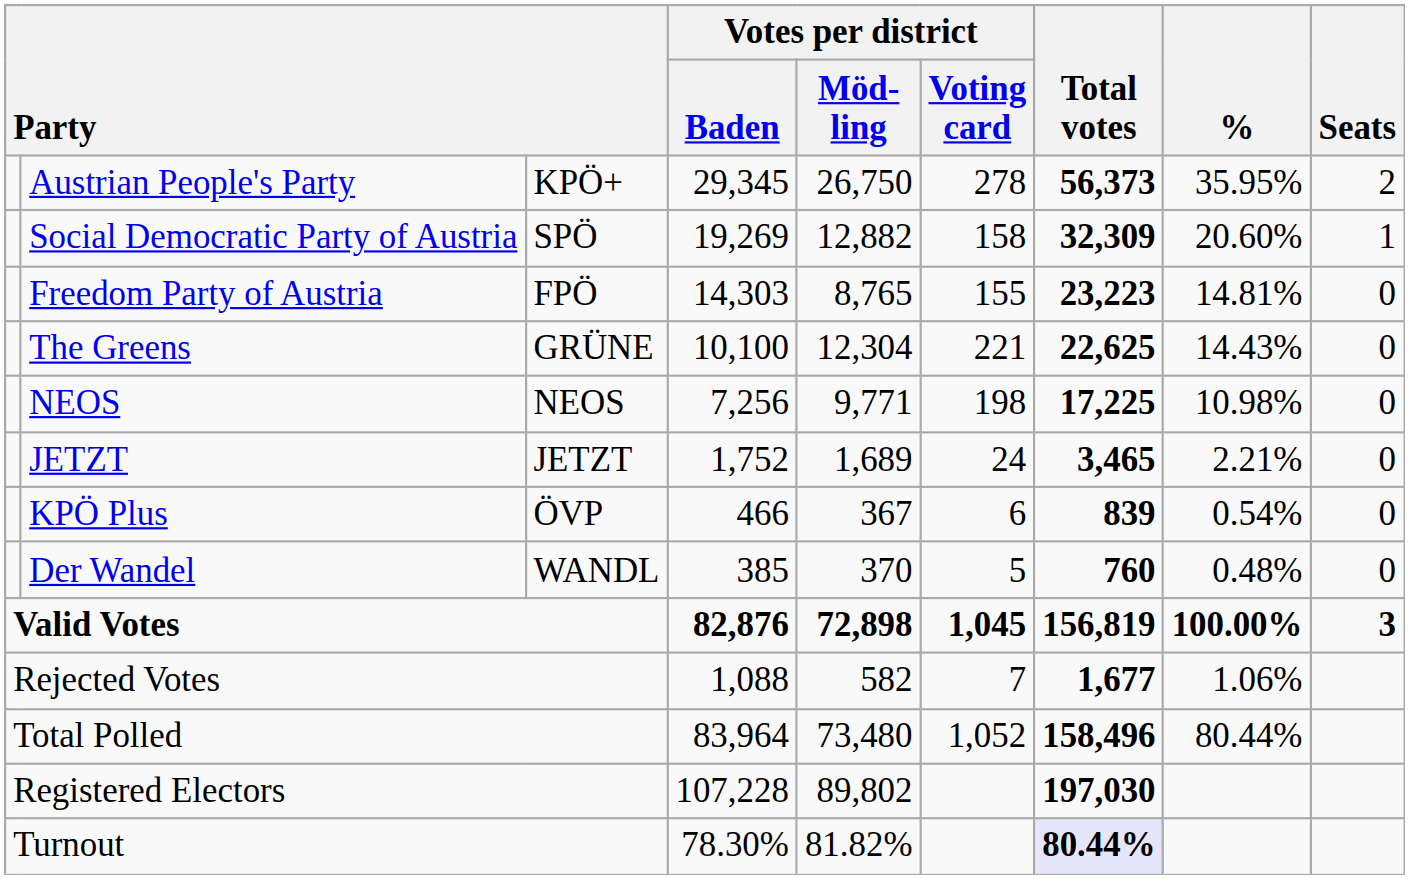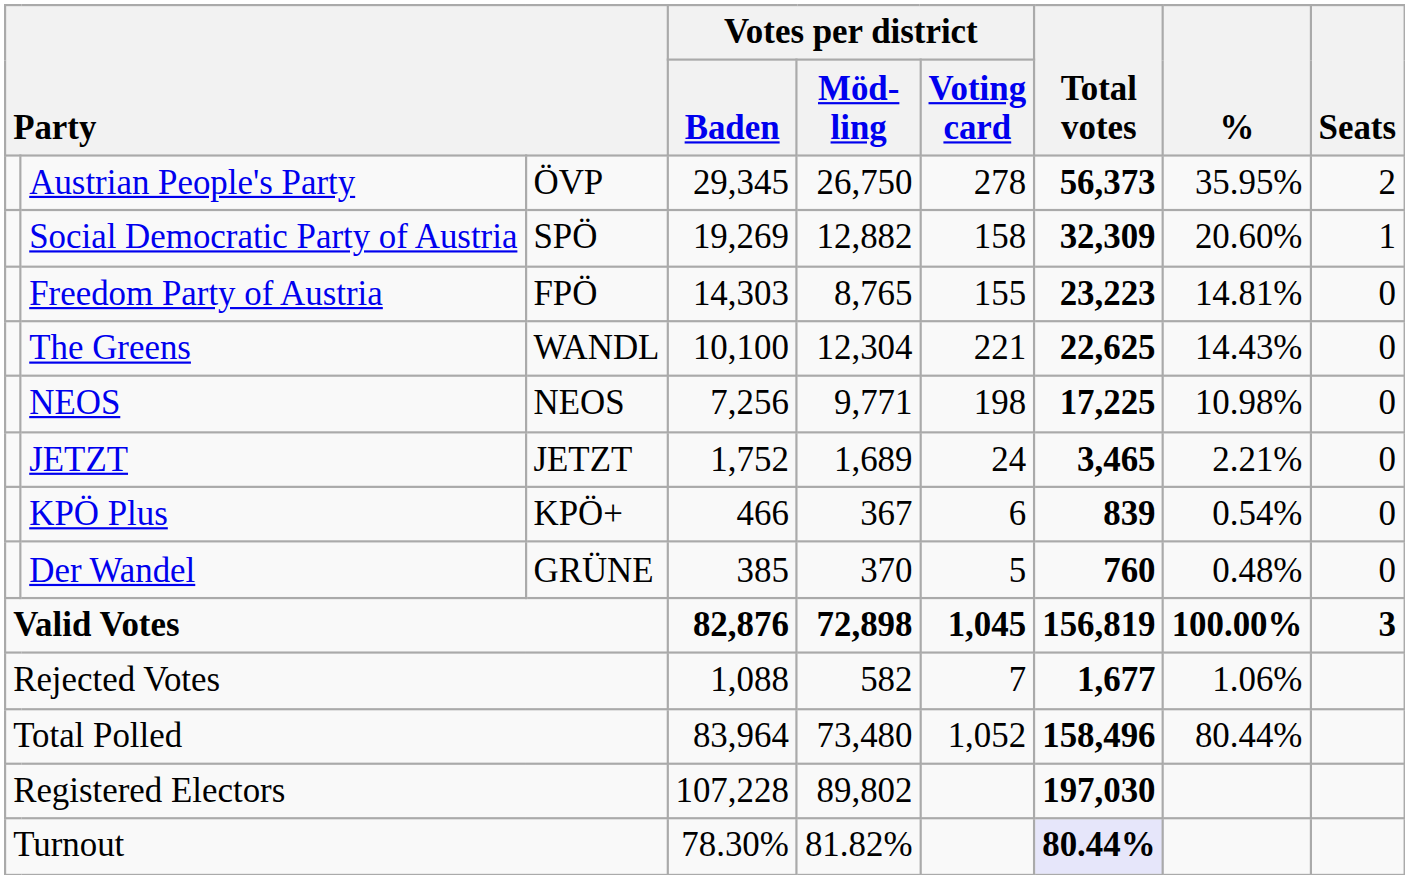(578, 182) KPÖ+ -> (568, 182) ÖVP
(594, 347) GRÜNE -> (596, 347) WANDL
(568, 513) ÖVP -> (578, 513) KPÖ+
(596, 569) WANDL -> (594, 569) GRÜNE
